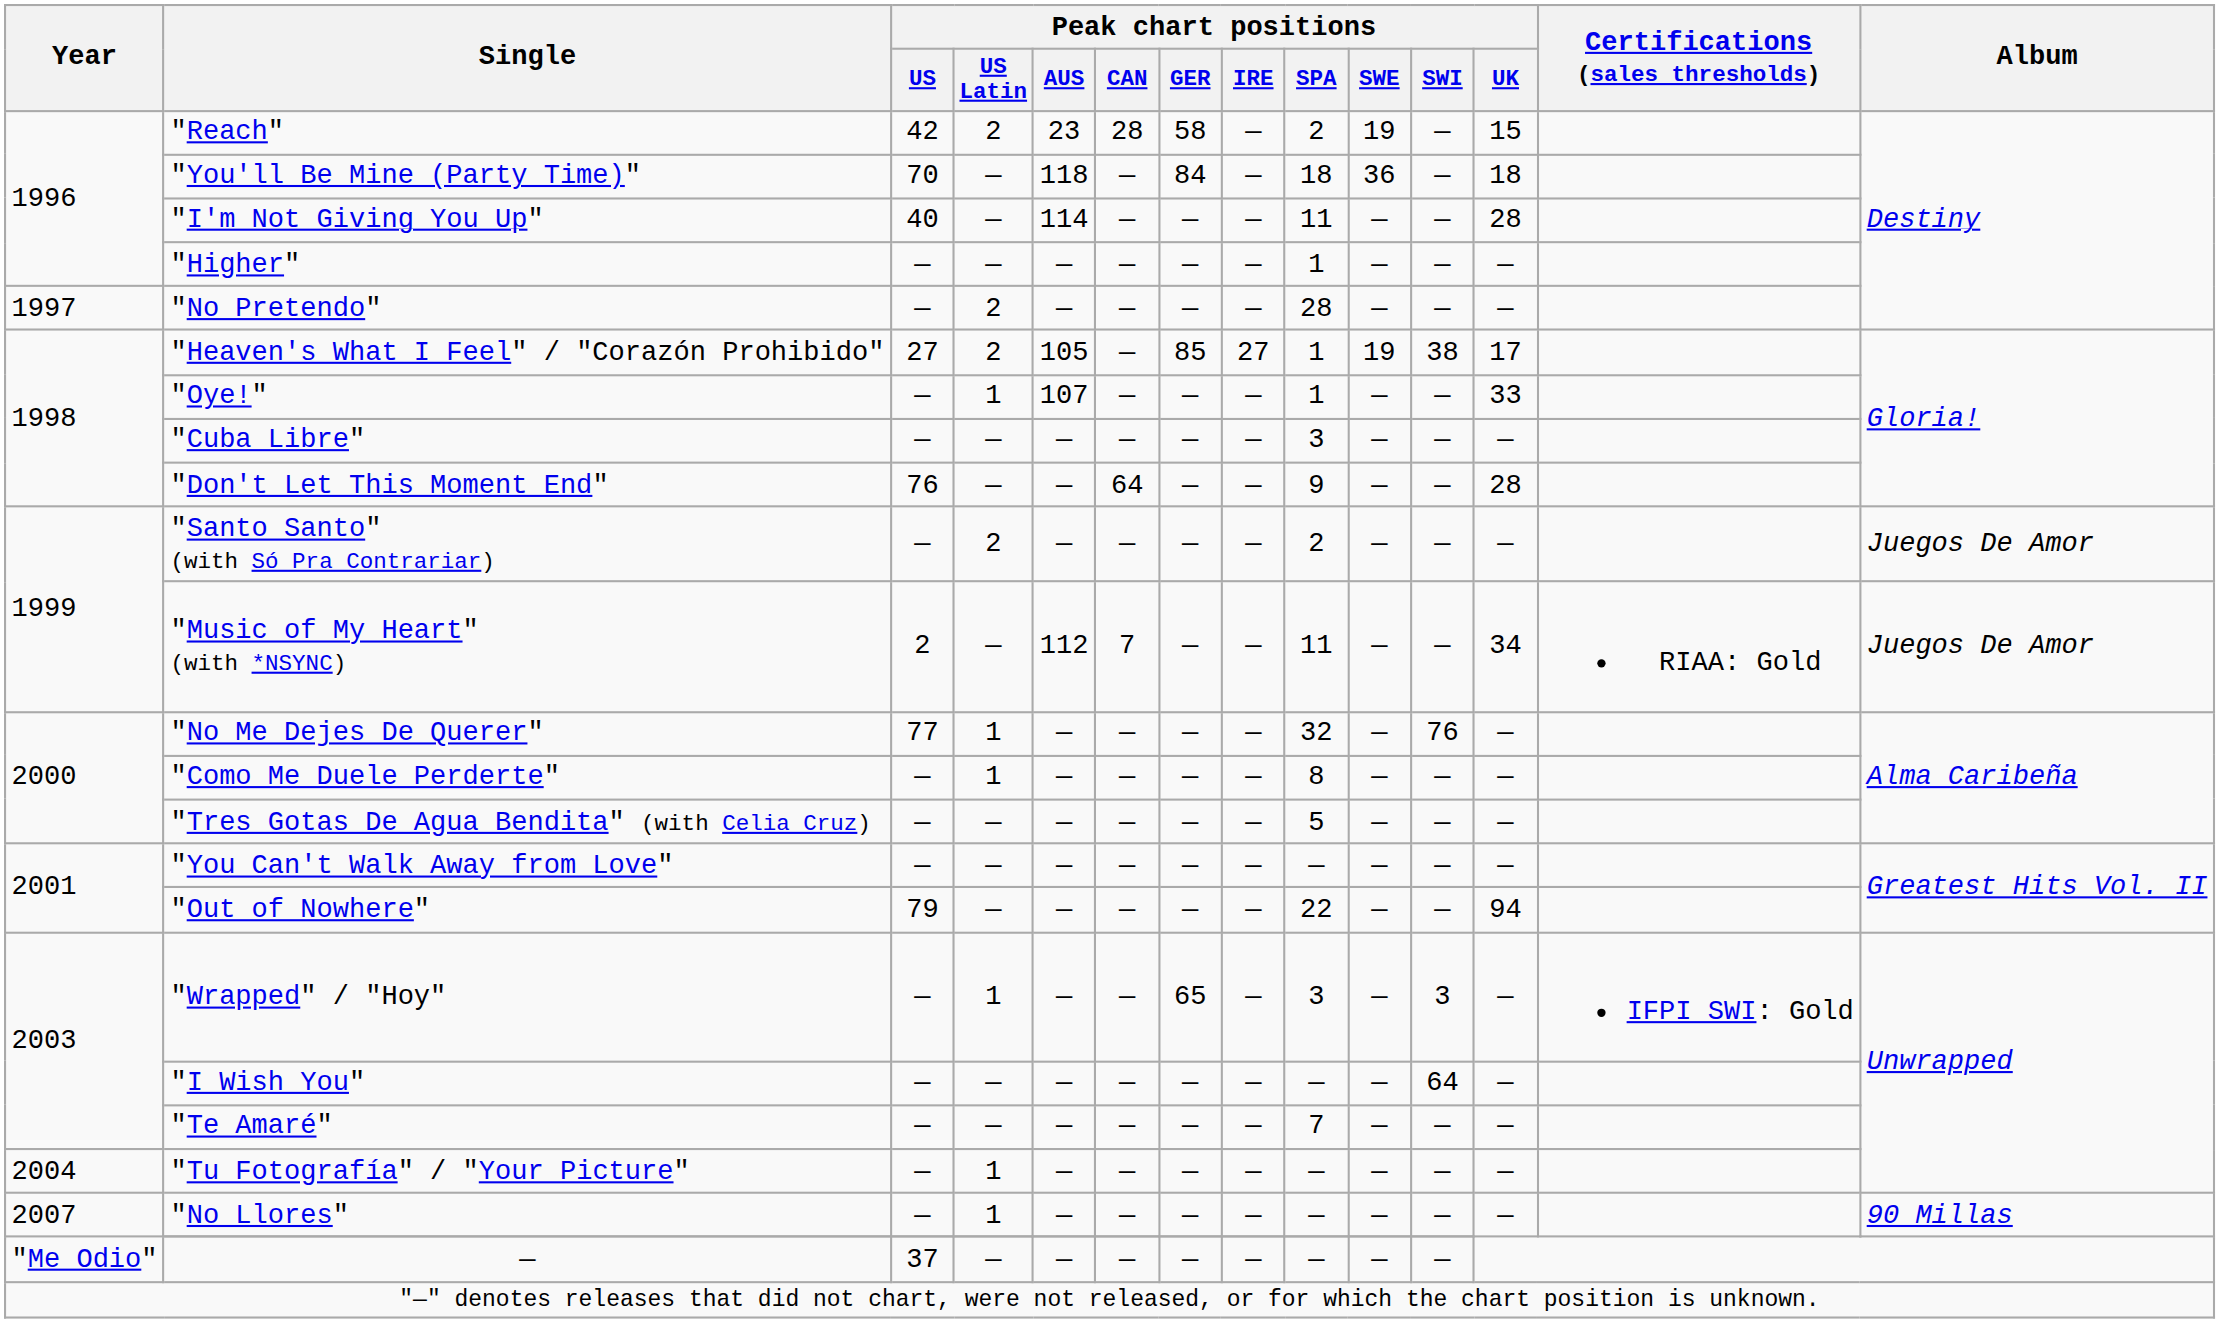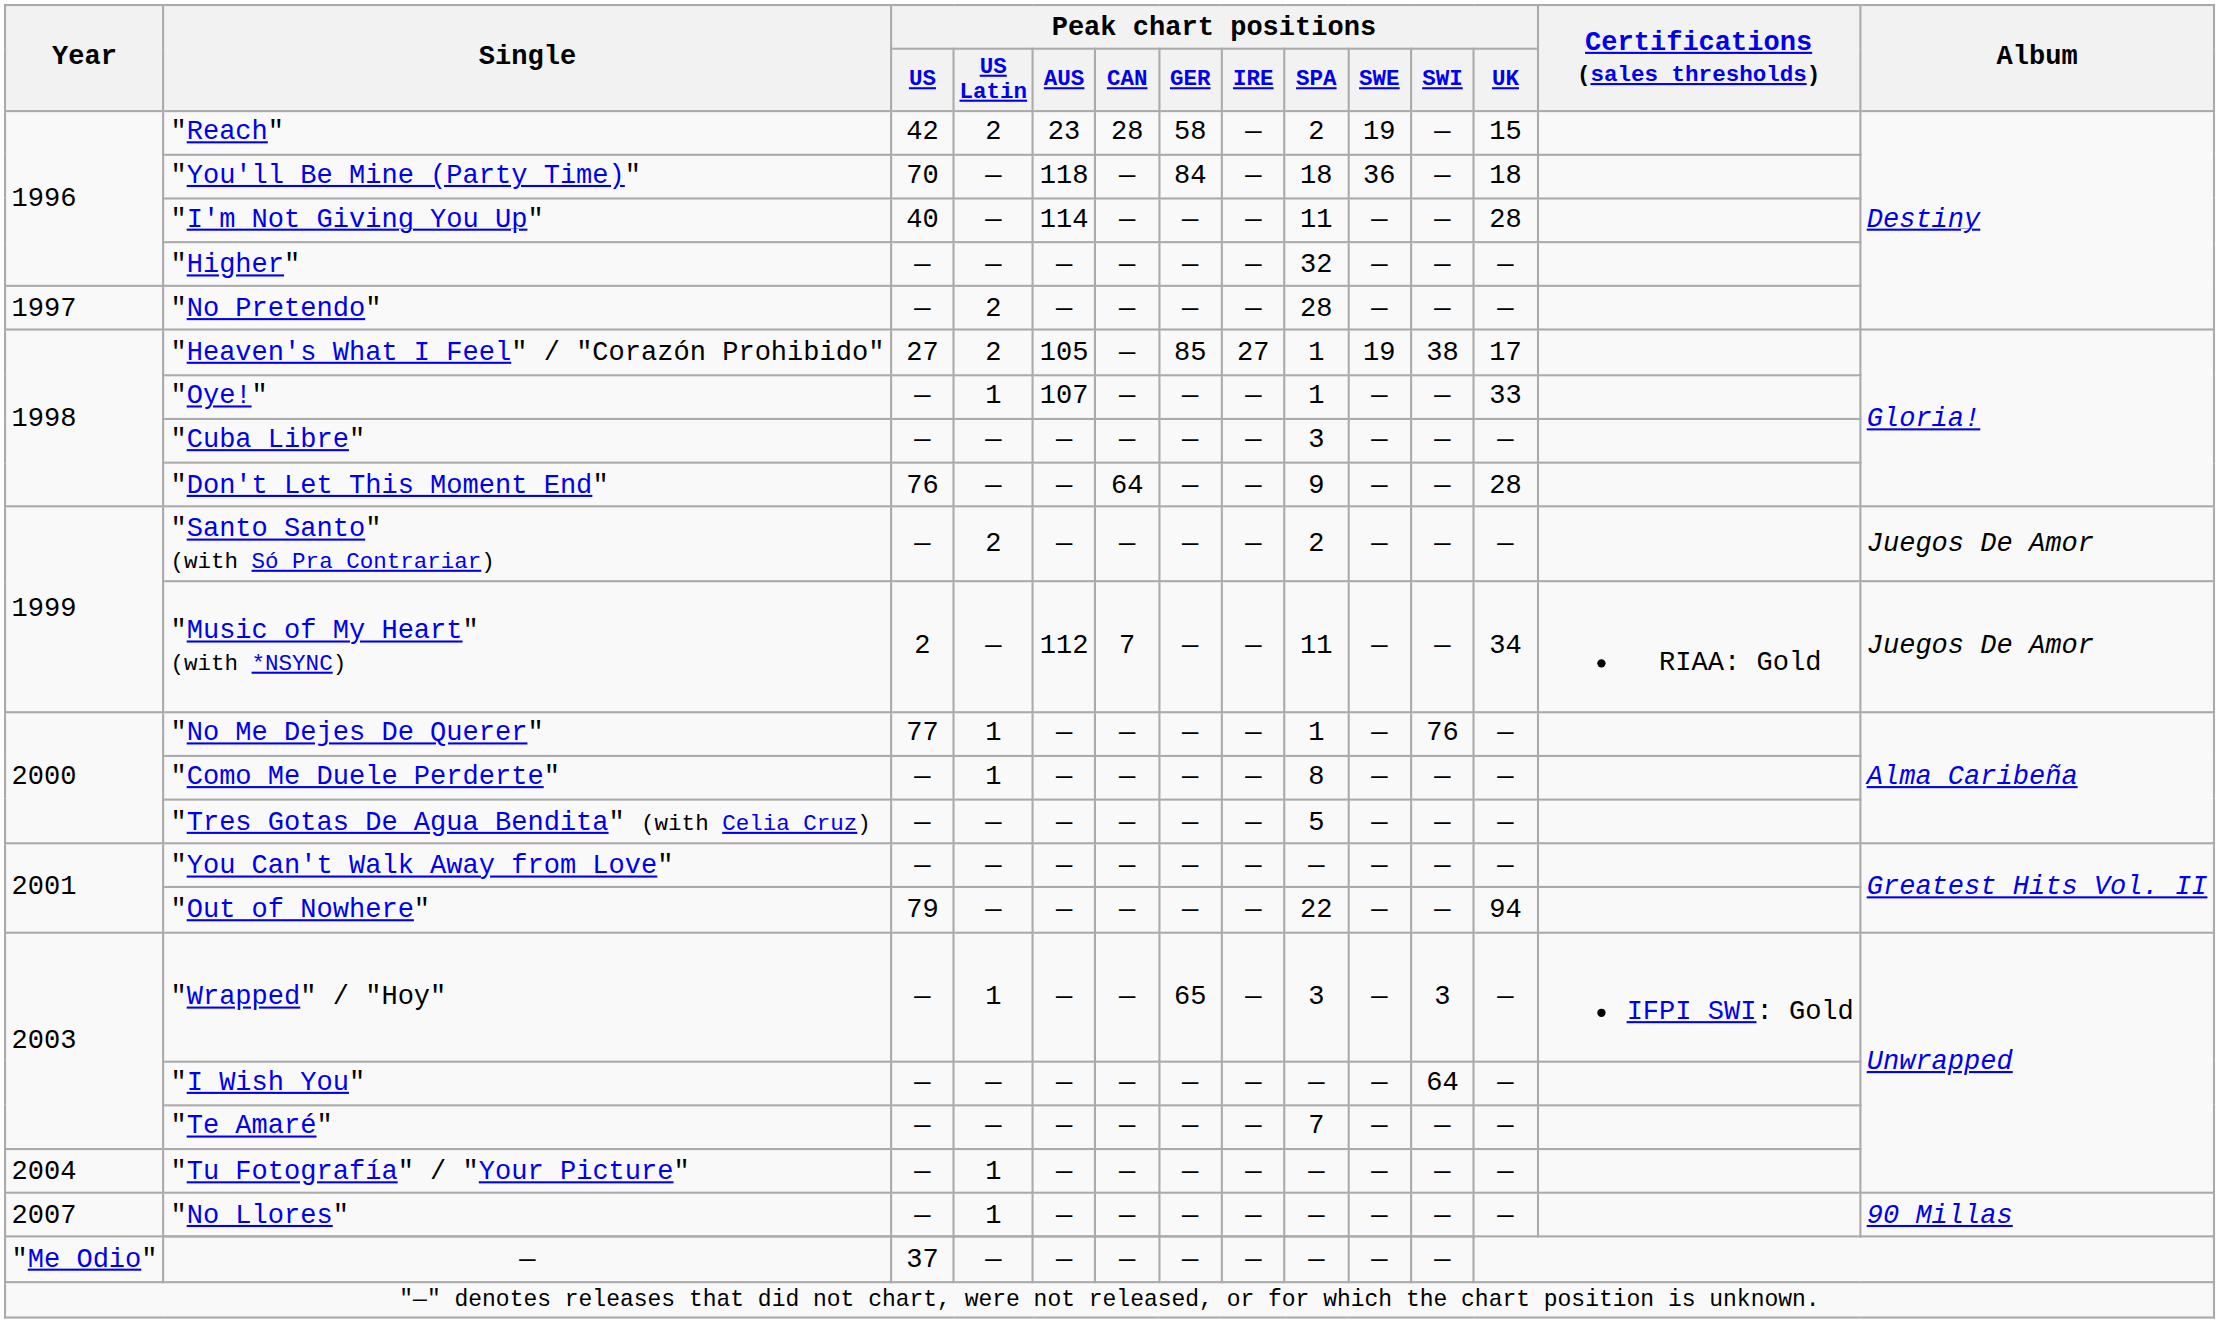(1316, 264) 1 -> (1316, 264) 32
(1316, 733) 32 -> (1316, 733) 1
